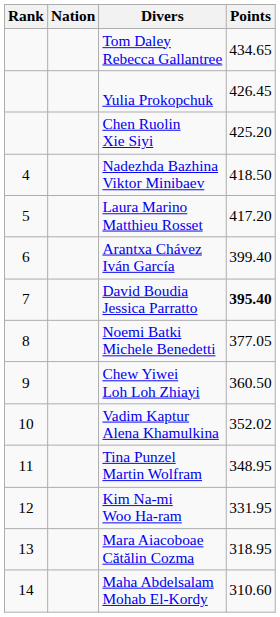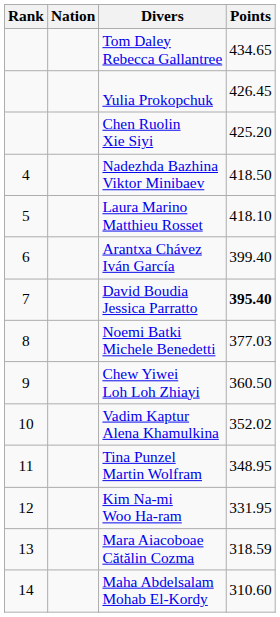(250, 216) 417.20 -> (250, 216) 418.10
(250, 341) 377.05 -> (250, 341) 377.03
(250, 549) 318.95 -> (250, 549) 318.59
